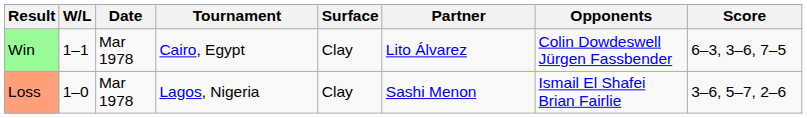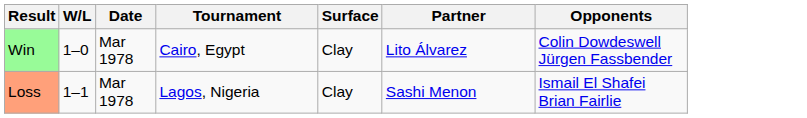- column: (745, 16)
(76, 50) 1–1 -> (76, 50) 1–0
(76, 92) 1–0 -> (76, 92) 1–1
